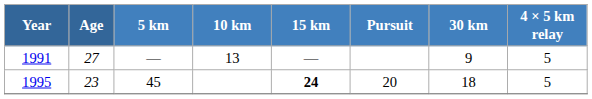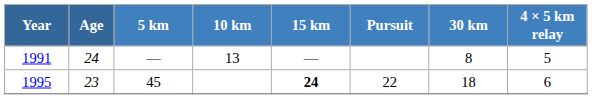(91, 58) 27 -> (91, 58) 24
(469, 58) 9 -> (469, 58) 8
(390, 82) 20 -> (390, 82) 22
(547, 82) 5 -> (547, 82) 6
